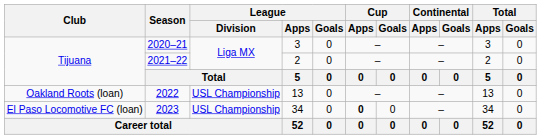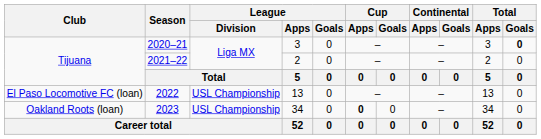(520, 45) normal -> (520, 45) bold
(75, 93) Oakland Roots (loan) -> (75, 93) El Paso Locomotive FC (loan)
(75, 110) El Paso Locomotive FC (loan) -> (75, 110) Oakland Roots (loan)
